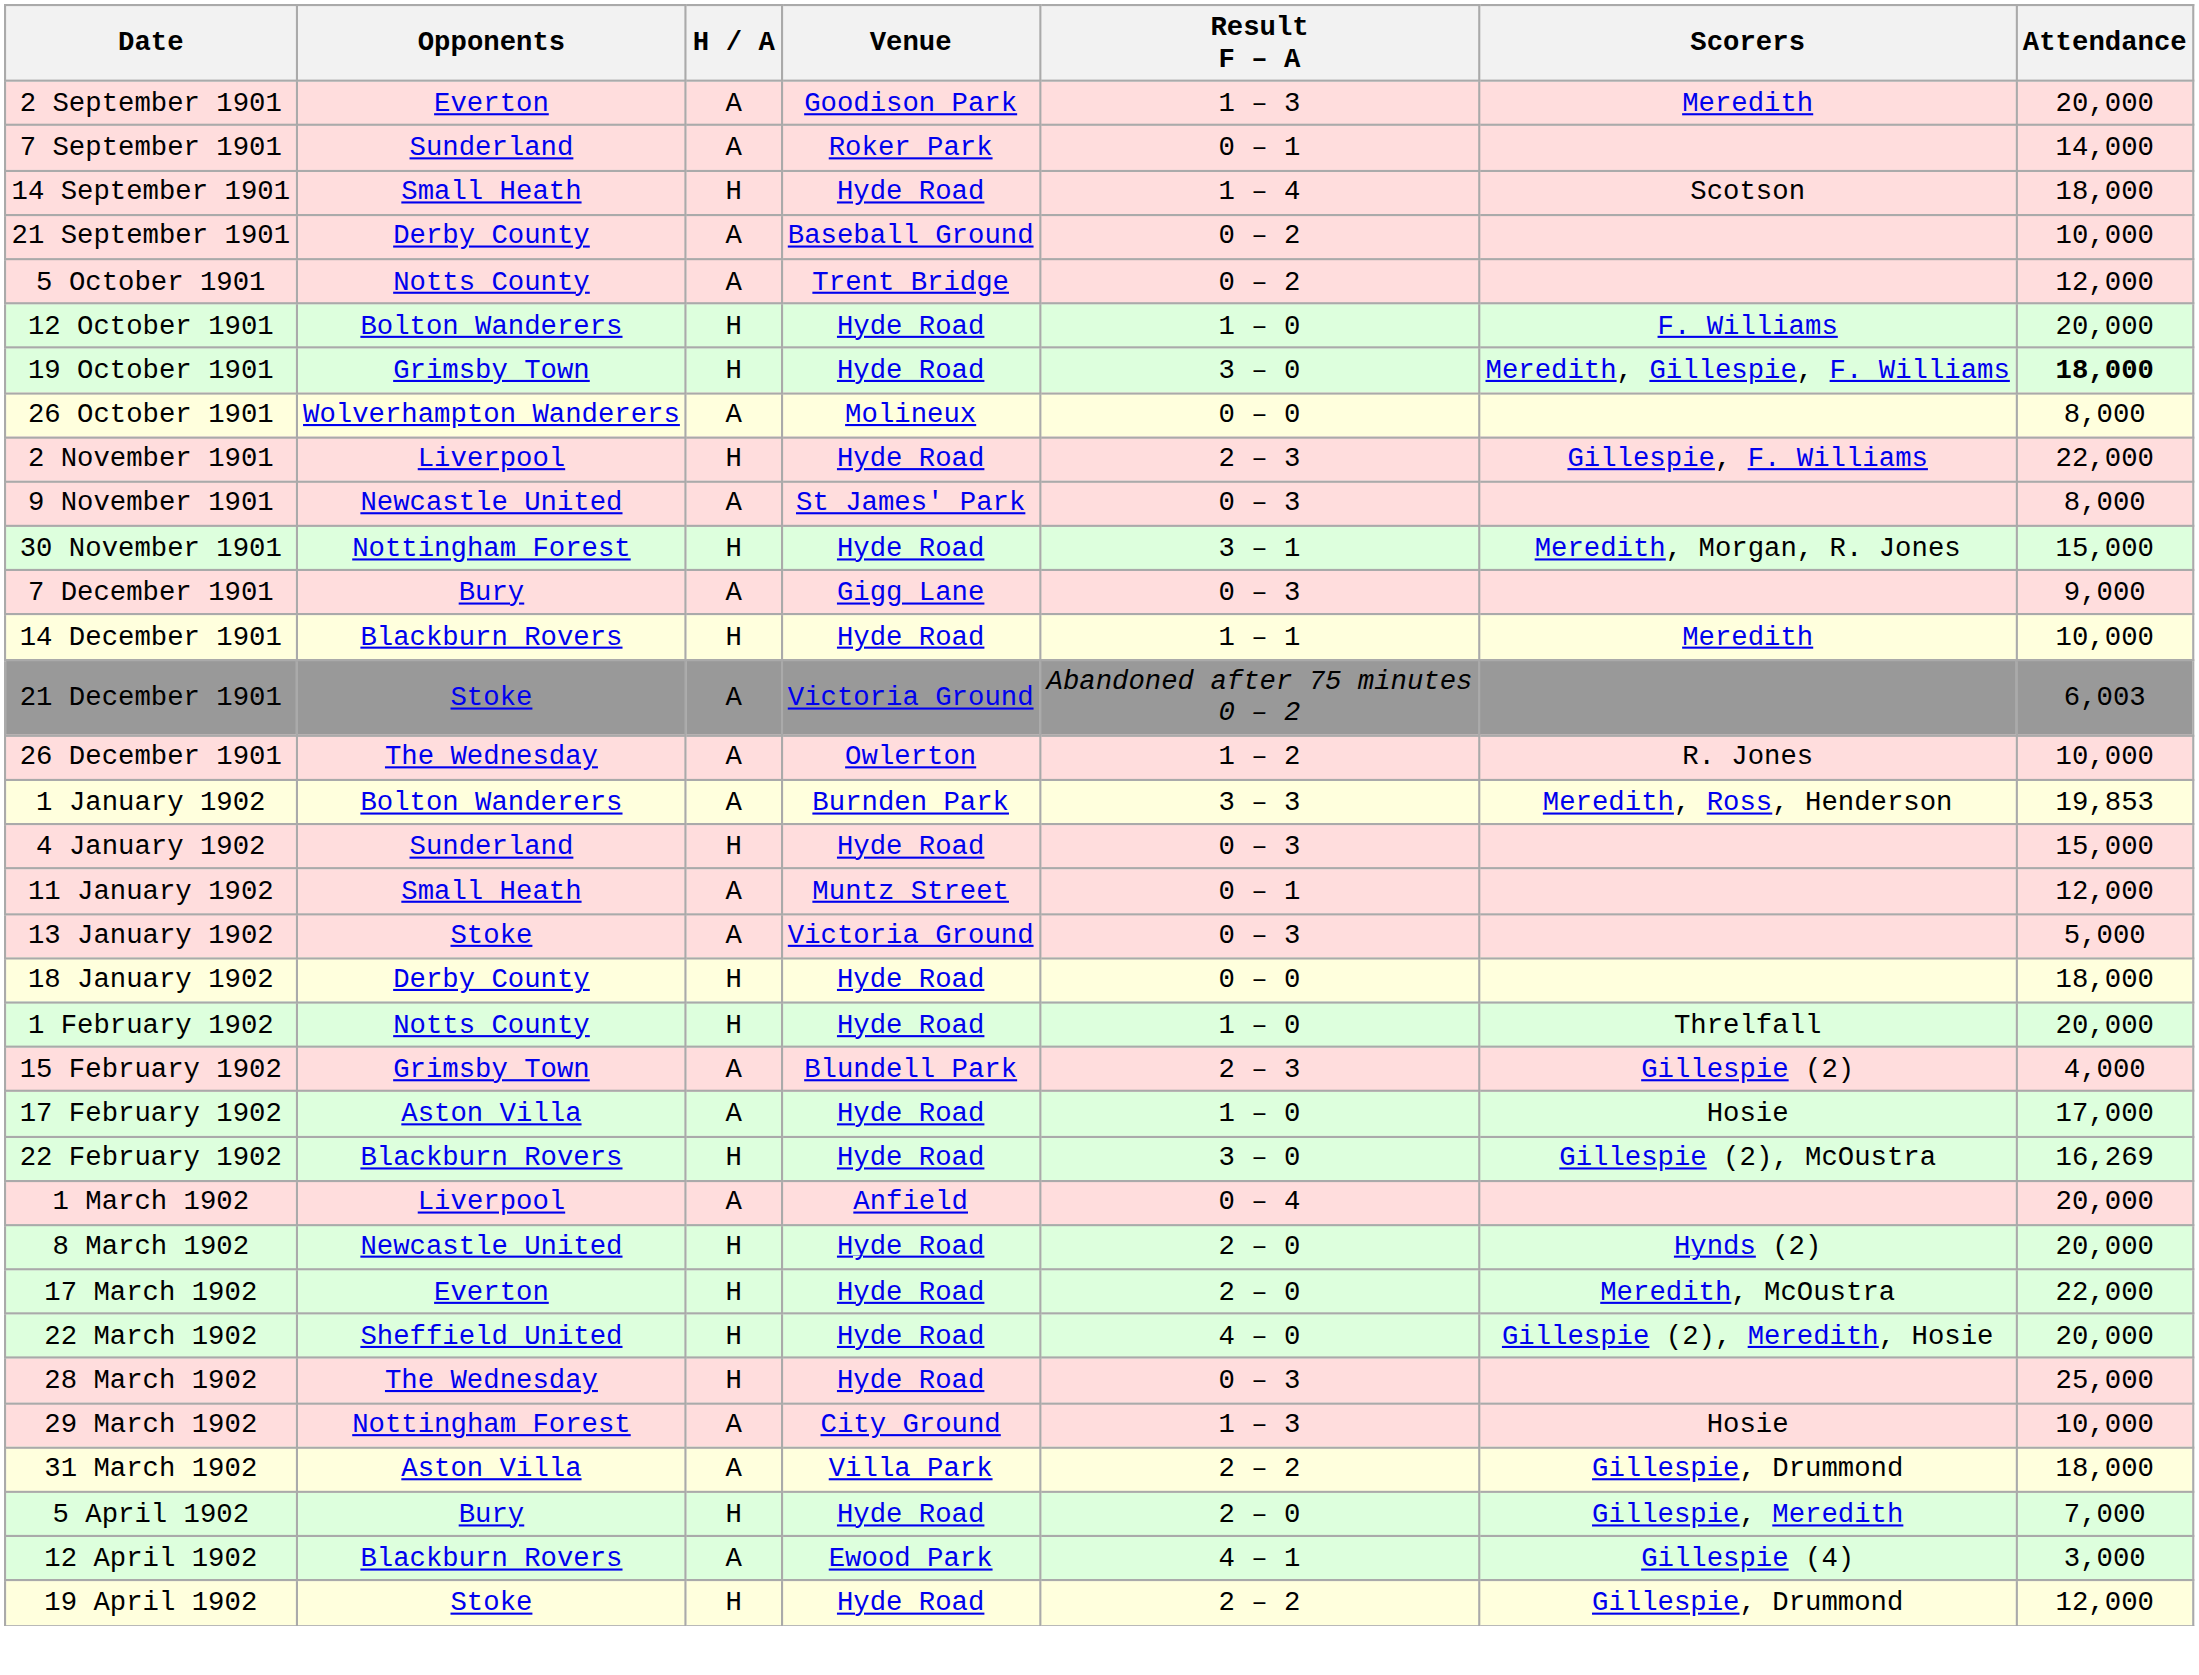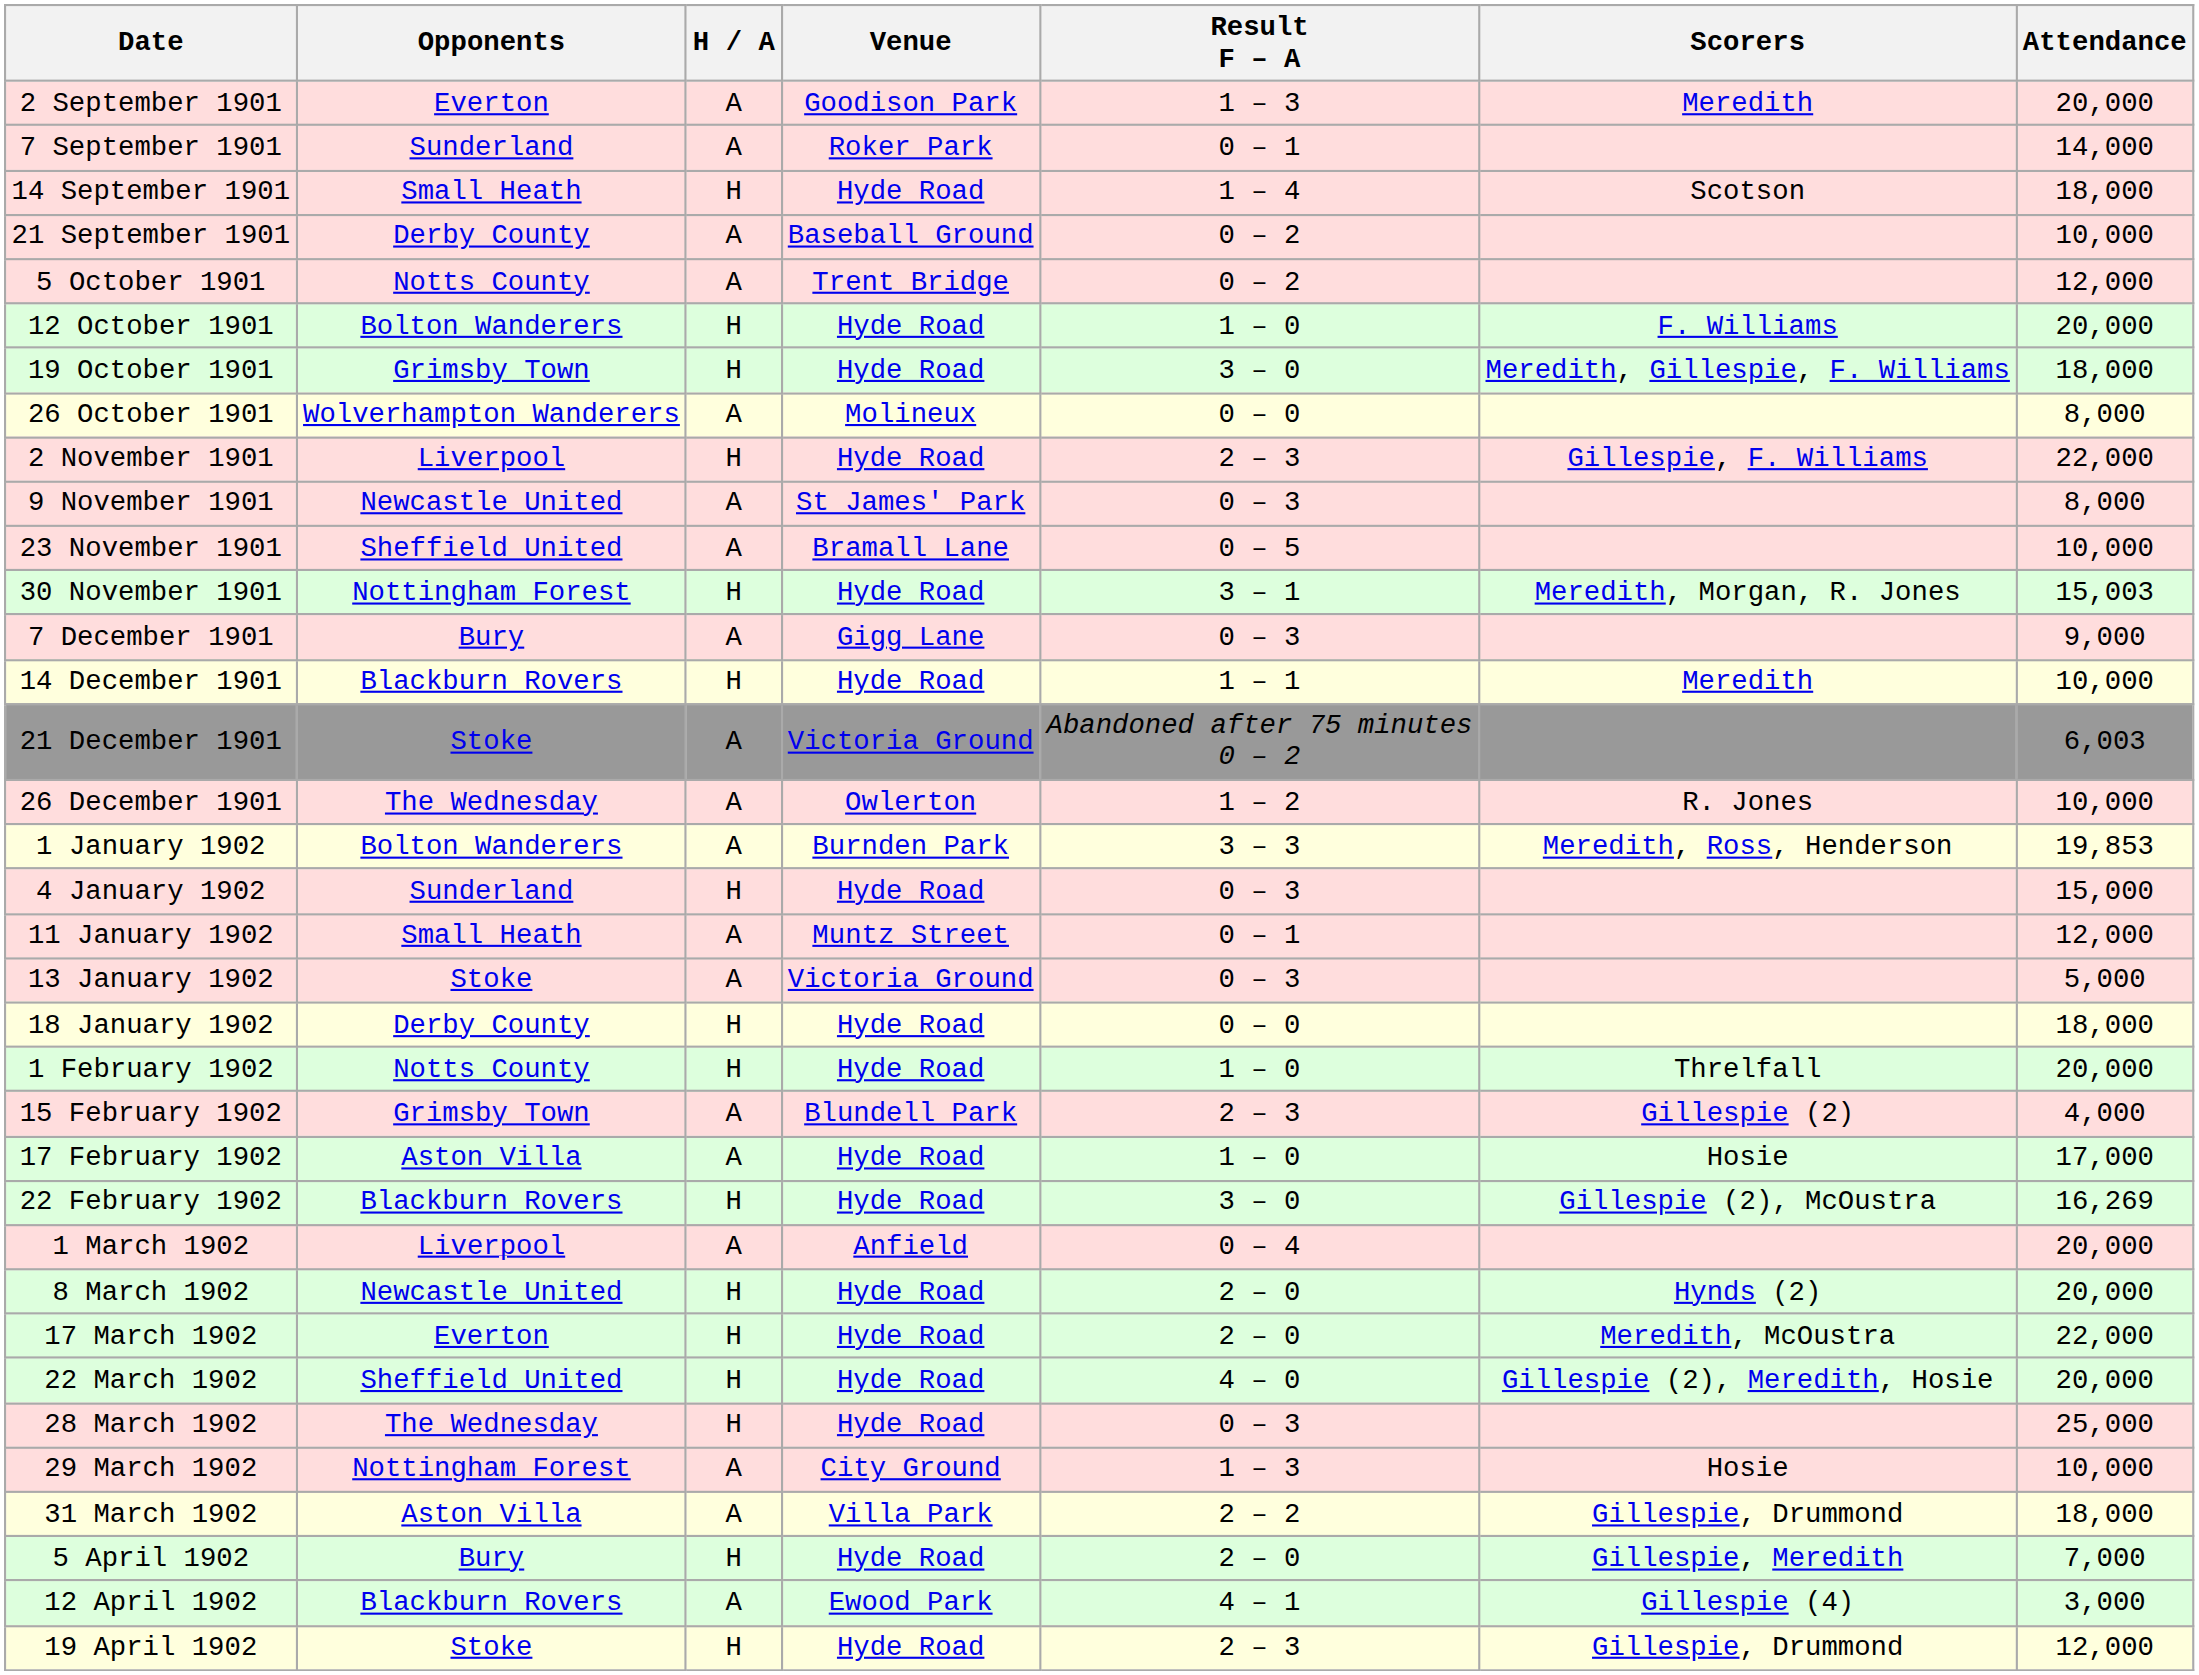(2105, 370) bold -> (2105, 370) normal
+ row: (151, 548)
(2105, 548) 15,000 -> (2105, 593) 15,003
(1260, 1603) 2 – 2 -> (1260, 1648) 2 – 3
